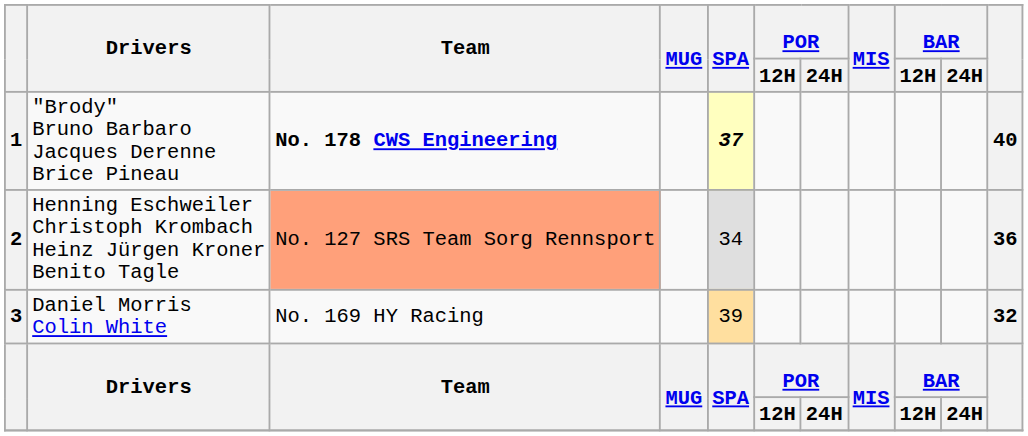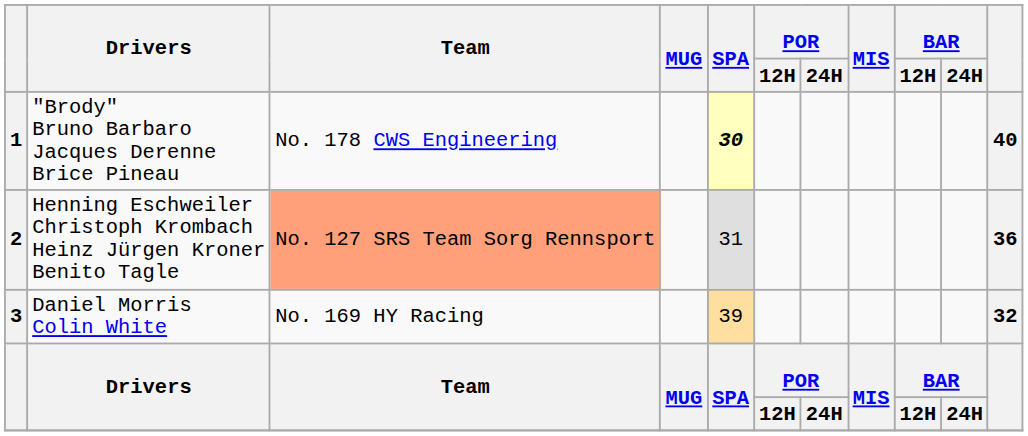(416, 141) bold -> (416, 141) normal
(731, 141) 37 -> (731, 141) 30
(731, 240) 34 -> (731, 240) 31
